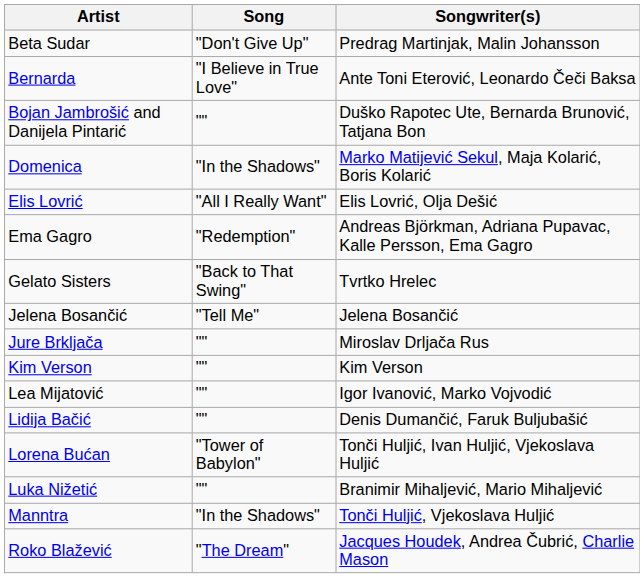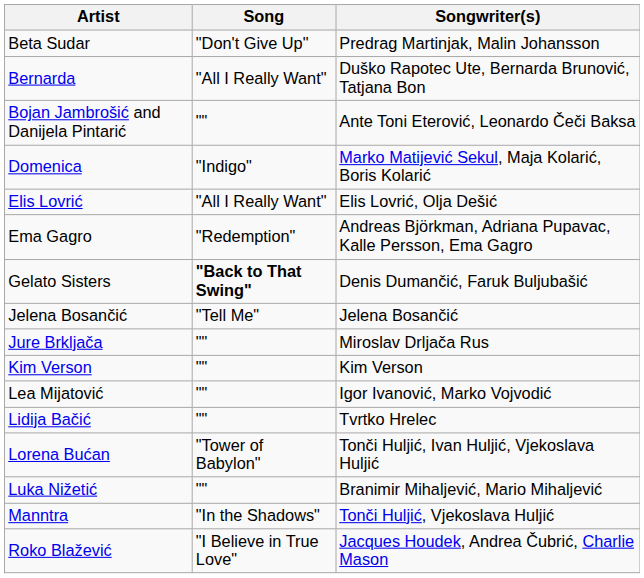(257, 78) "I Believe in True Love" -> (261, 78) "All I Really Want"
(487, 78) Ante Toni Eterović, Leonardo Čeči Baksa -> (484, 78) Duško Rapotec Ute, Bernarda Brunović, Tatjana Bon
(484, 122) Duško Rapotec Ute, Bernarda Brunović, Tatjana Bon -> (487, 122) Ante Toni Eterović, Leonardo Čeči Baksa
(258, 166) "In the Shadows" -> (224, 166) "Indigo"
(244, 281) normal -> (249, 281) bold
(388, 281) Tvrtko Hrelec -> (464, 281) Denis Dumančić, Faruk Buljubašić
(464, 419) Denis Dumančić, Faruk Buljubašić -> (388, 419) Tvrtko Hrelec
(242, 550) "The Dream" -> (257, 550) "I Believe in True Love"
